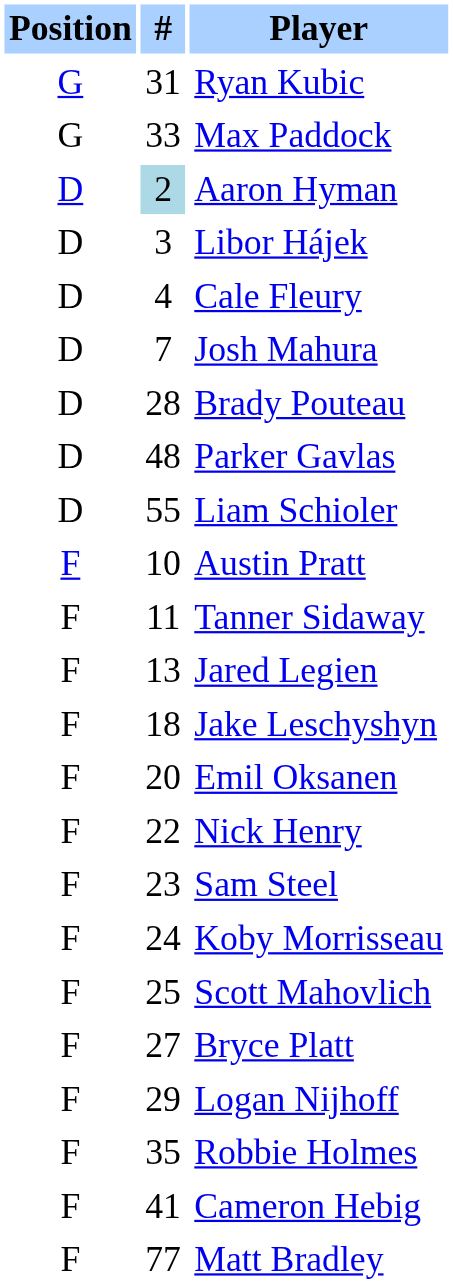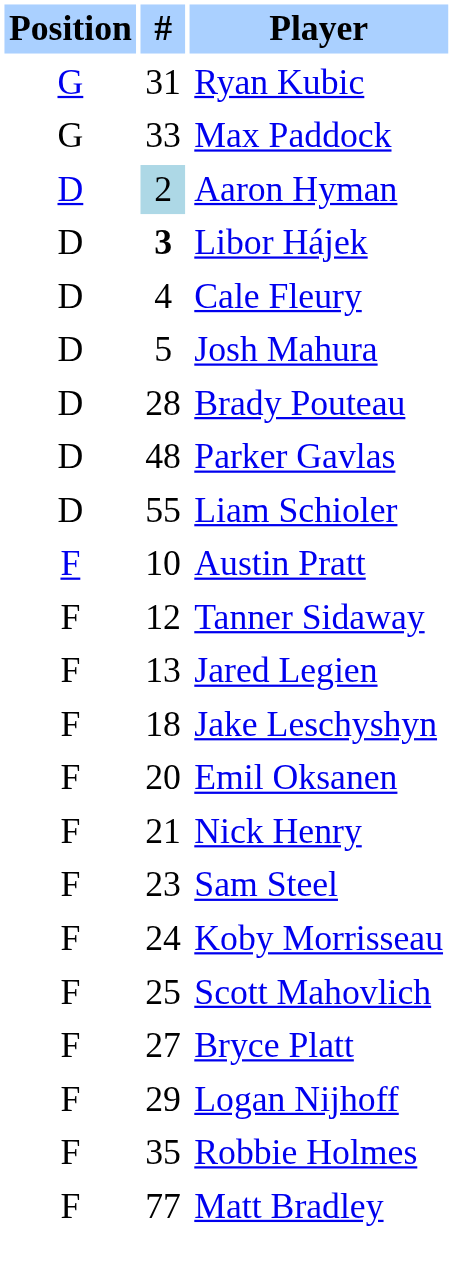(163, 242) normal -> (163, 242) bold
(163, 349) 7 -> (163, 349) 5
(163, 617) 11 -> (163, 617) 12
(163, 831) 22 -> (163, 831) 21
- row: (308, 1205)
